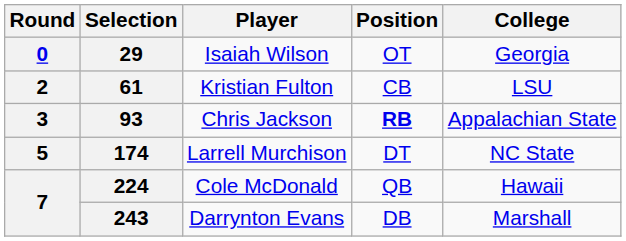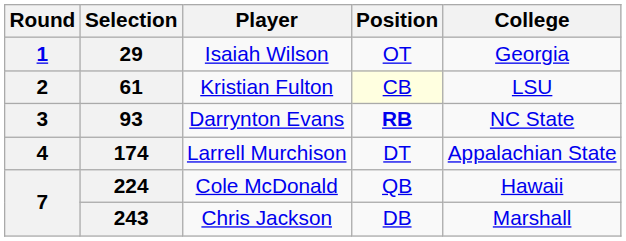(42, 53) 0 -> (42, 53) 1
(397, 86) no background -> (397, 86) lightyellow background
(267, 119) Chris Jackson -> (267, 119) Darrynton Evans
(532, 119) Appalachian State -> (532, 119) NC State
(42, 152) 5 -> (42, 152) 4
(532, 152) NC State -> (532, 152) Appalachian State
(267, 218) Darrynton Evans -> (267, 218) Chris Jackson
